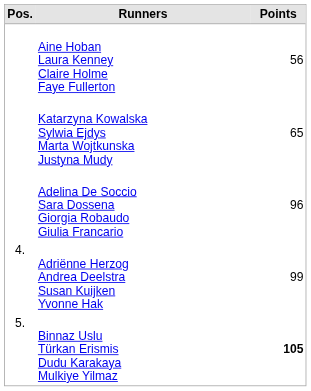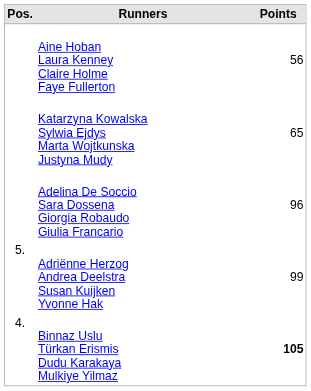(20, 250) 4. -> (20, 250) 5.
(20, 322) 5. -> (20, 322) 4.
